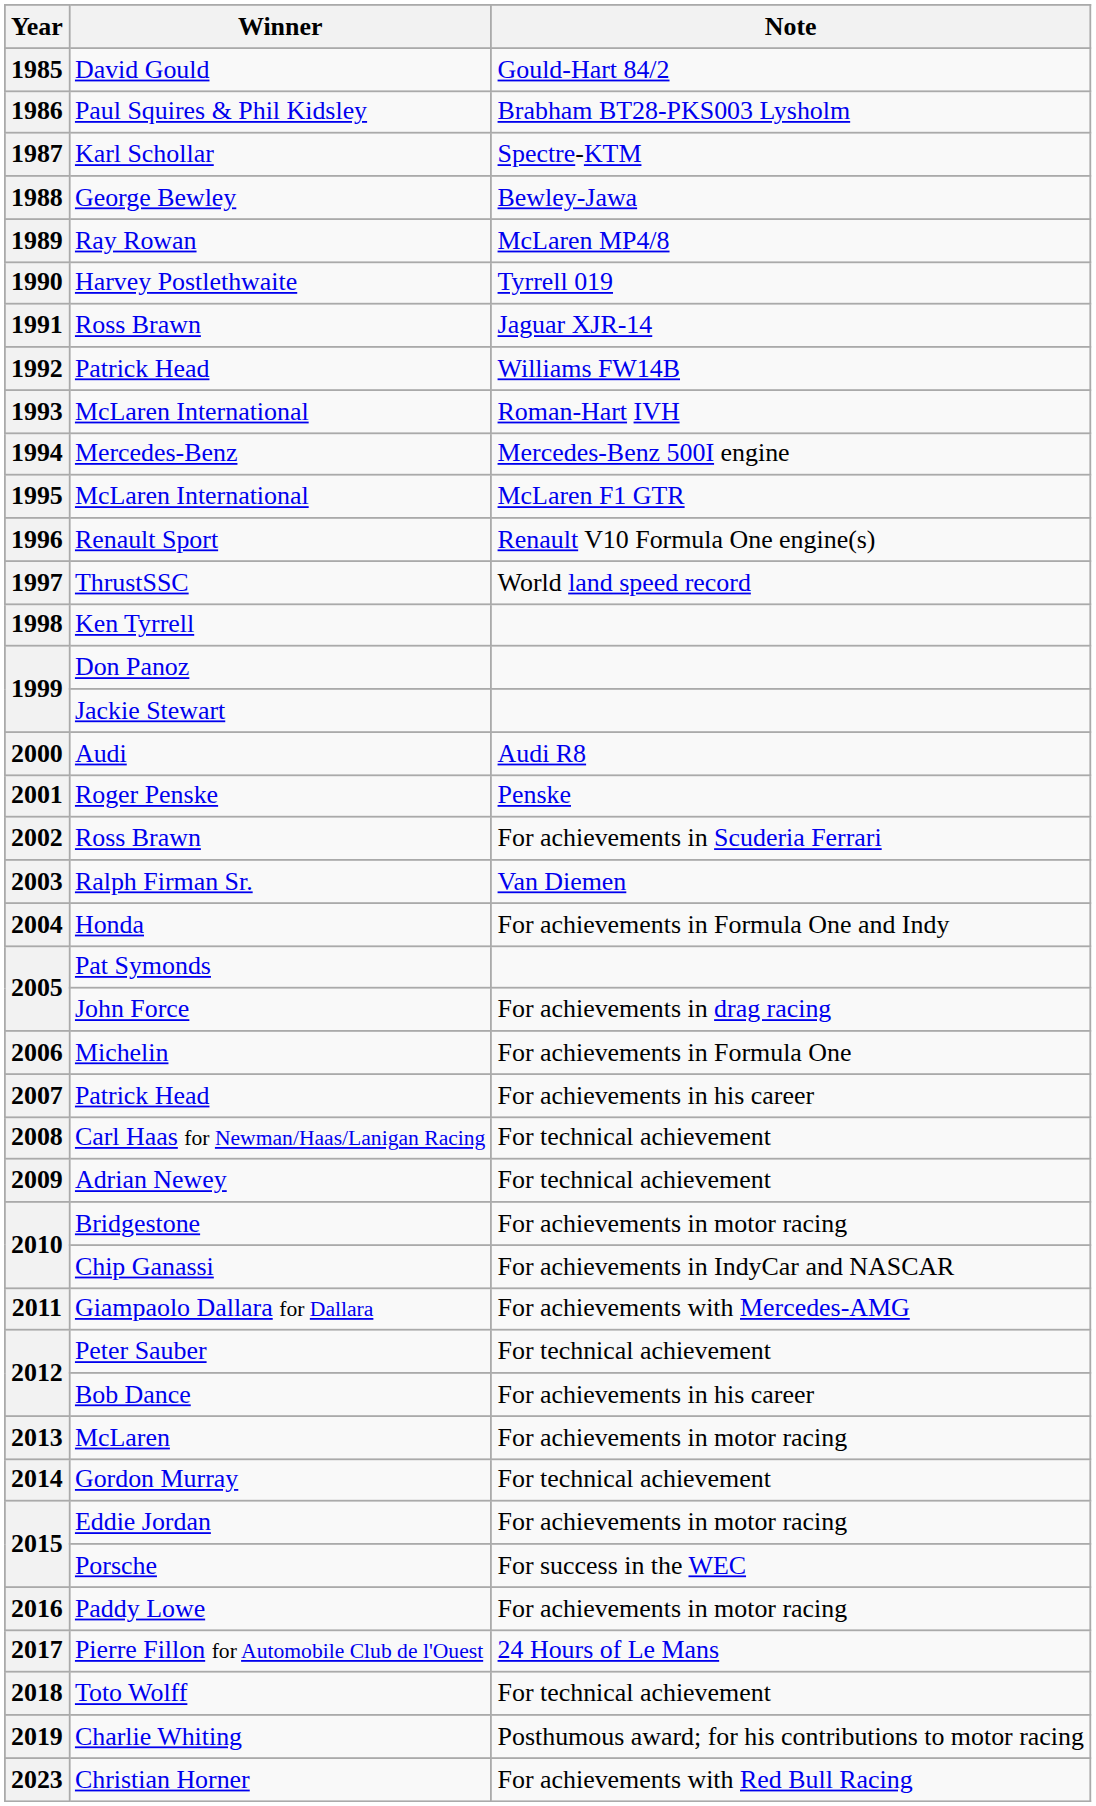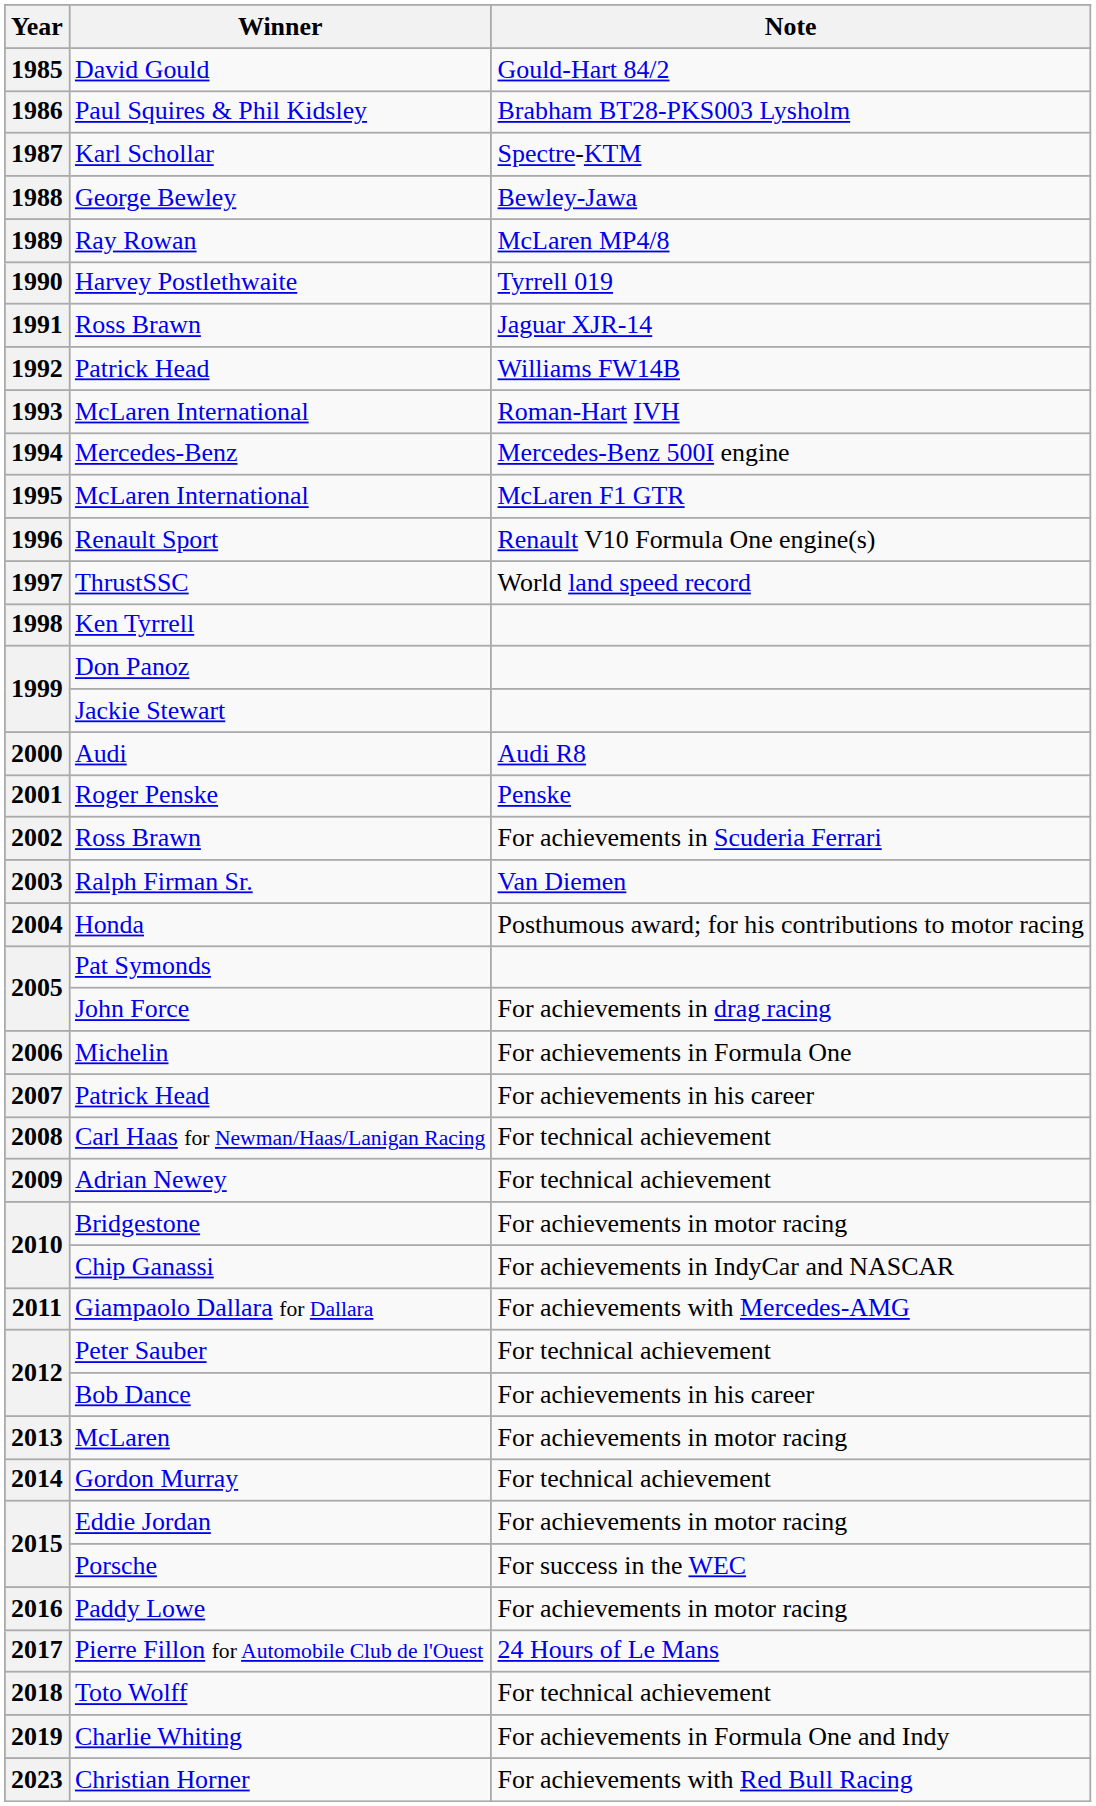(723, 924) For achievements in Formula One and Indy -> (791, 924) Posthumous award; for his contributions to motor racing
(791, 1736) Posthumous award; for his contributions to motor racing -> (723, 1736) For achievements in Formula One and Indy
